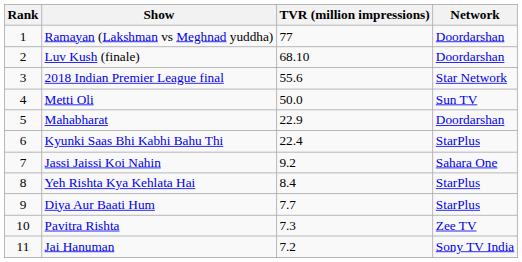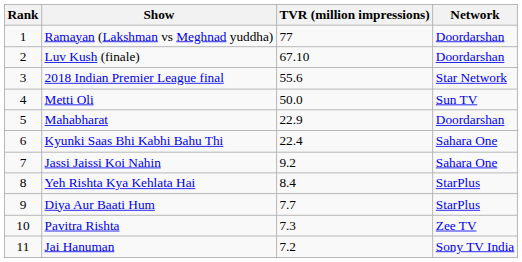(294, 57) 68.10 -> (294, 57) 67.10
(458, 141) StarPlus -> (467, 141) Sahara One
